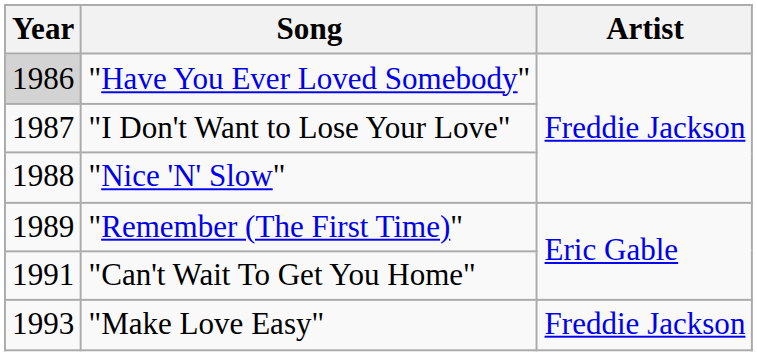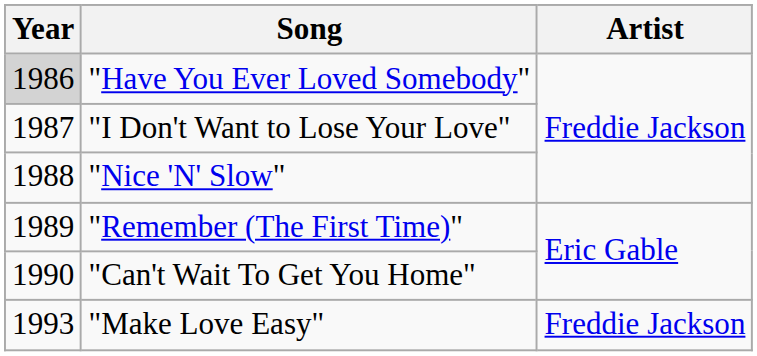(43, 275) 1991 -> (43, 275) 1990
